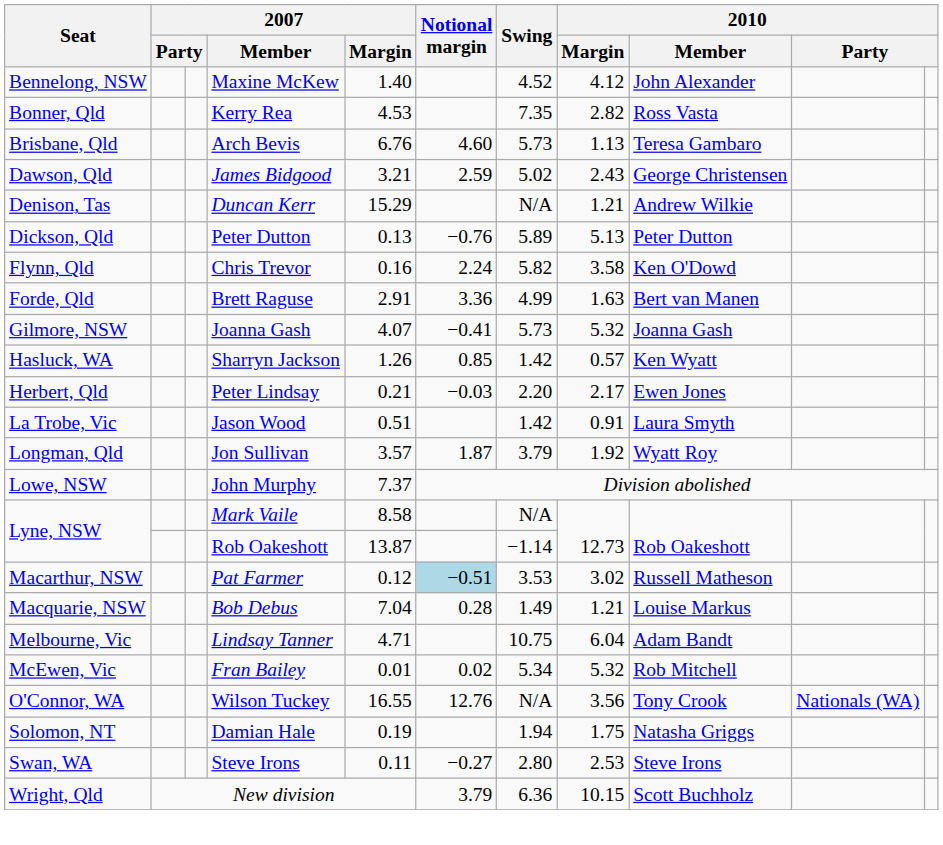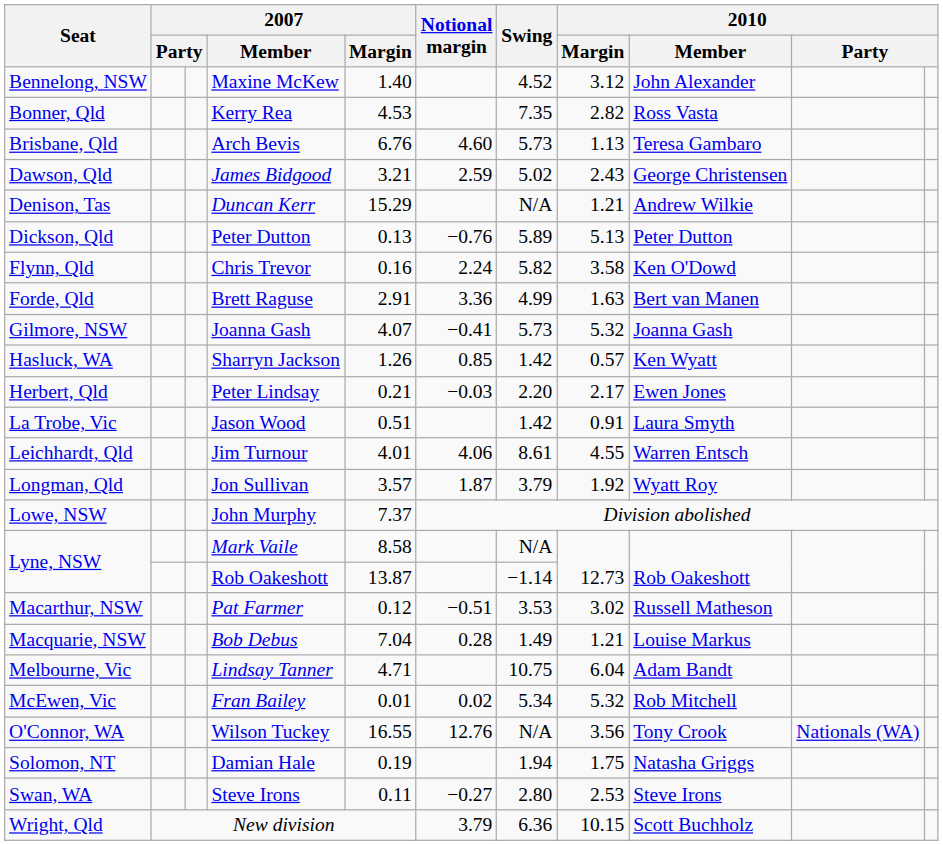(607, 81) 4.12 -> (607, 81) 3.12
+ row: (259, 453)
(470, 577) lightblue background -> (470, 608) no background
